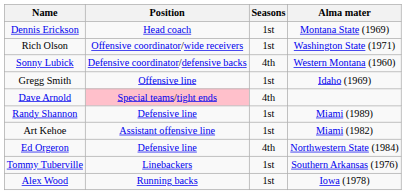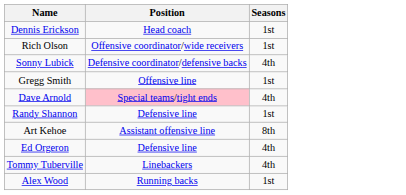- column: (345, 13)
(268, 131) 1st -> (268, 131) 8th
(268, 165) 1st -> (268, 165) 4th
